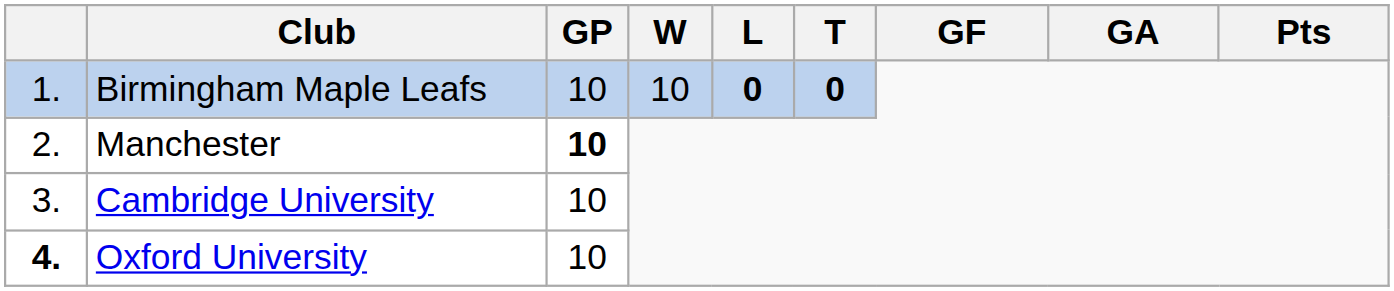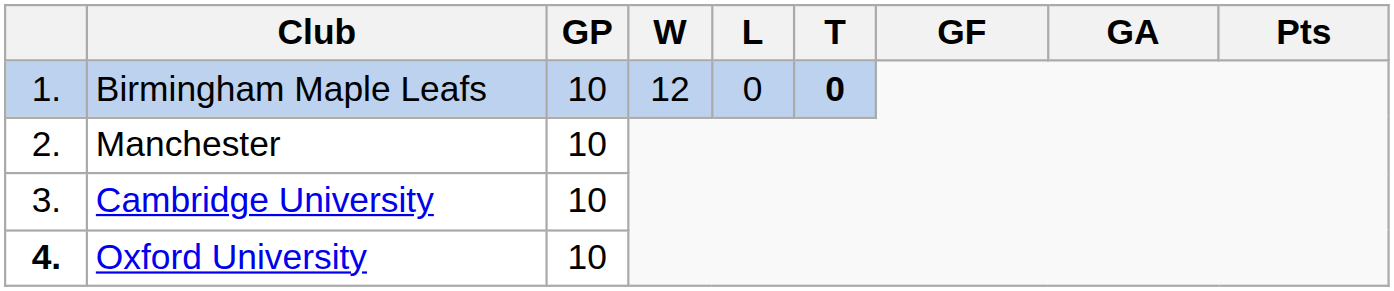(670, 88) 10 -> (670, 88) 12
(752, 88) bold -> (752, 88) normal
(587, 144) bold -> (587, 144) normal
